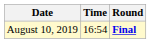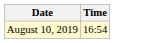- column: (128, 13)
